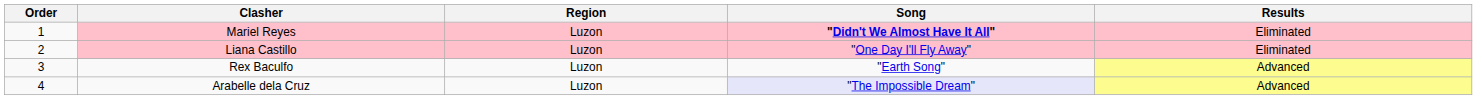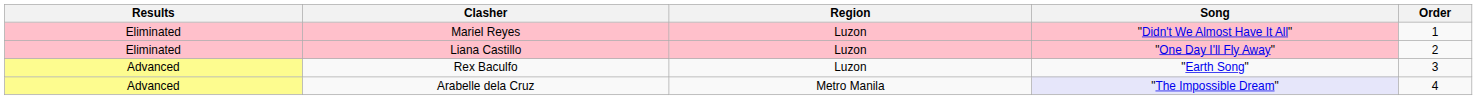columns swapped: (41, 13) <-> (1283, 13)
(911, 31) bold -> (1215, 31) normal
(586, 86) Luzon -> (850, 86) Metro Manila
